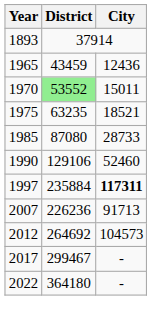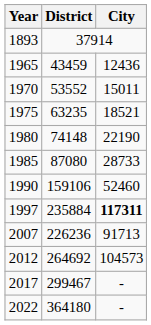(69, 89) lightgreen background -> (69, 89) no background
+ row: (23, 137)
(69, 162) 129106 -> (69, 186) 159106
